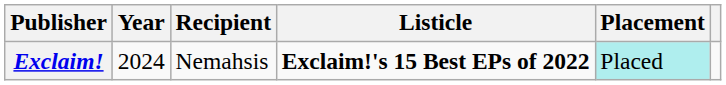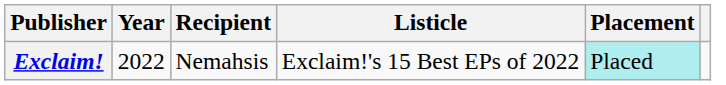(141, 60) 2024 -> (141, 60) 2022
(436, 60) bold -> (431, 60) normal
